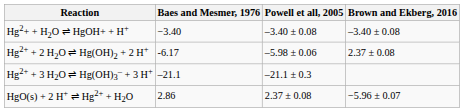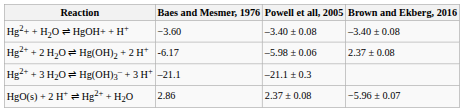(169, 31) −3.40 -> (169, 31) −3.60
